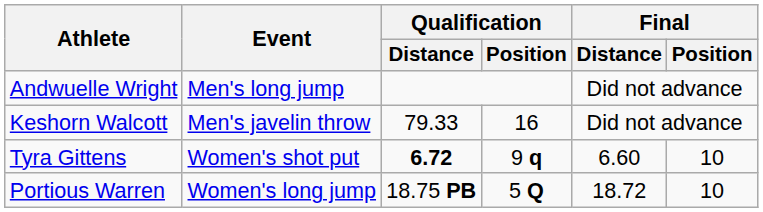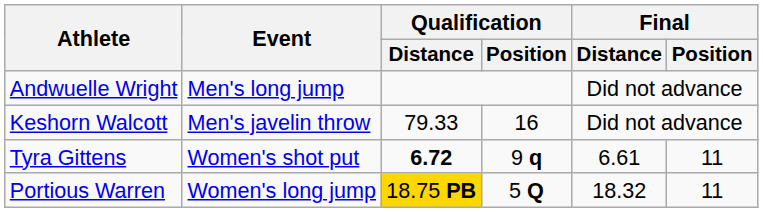(619, 157) 6.60 -> (619, 157) 6.61
(712, 157) 10 -> (712, 157) 11
(431, 191) no background -> (431, 191) gold background
(619, 191) 18.72 -> (619, 191) 18.32
(712, 191) 10 -> (712, 191) 11
